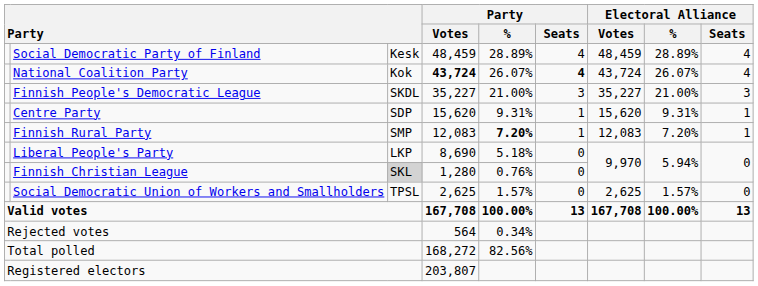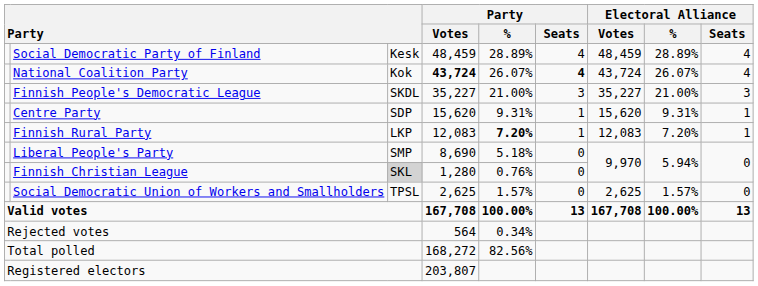(401, 133) SMP -> (401, 133) LKP
(401, 152) LKP -> (401, 152) SMP
